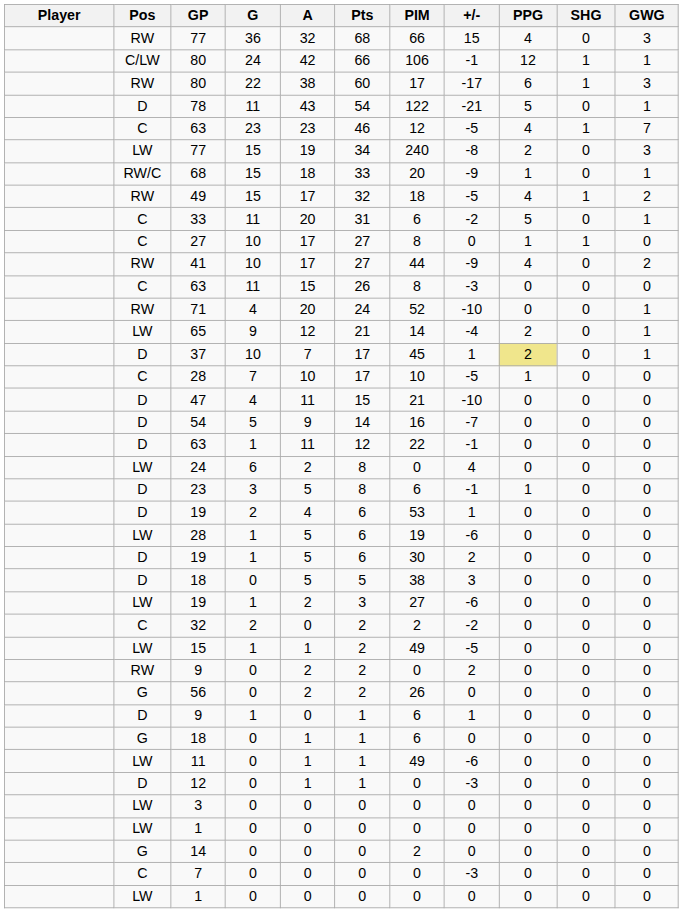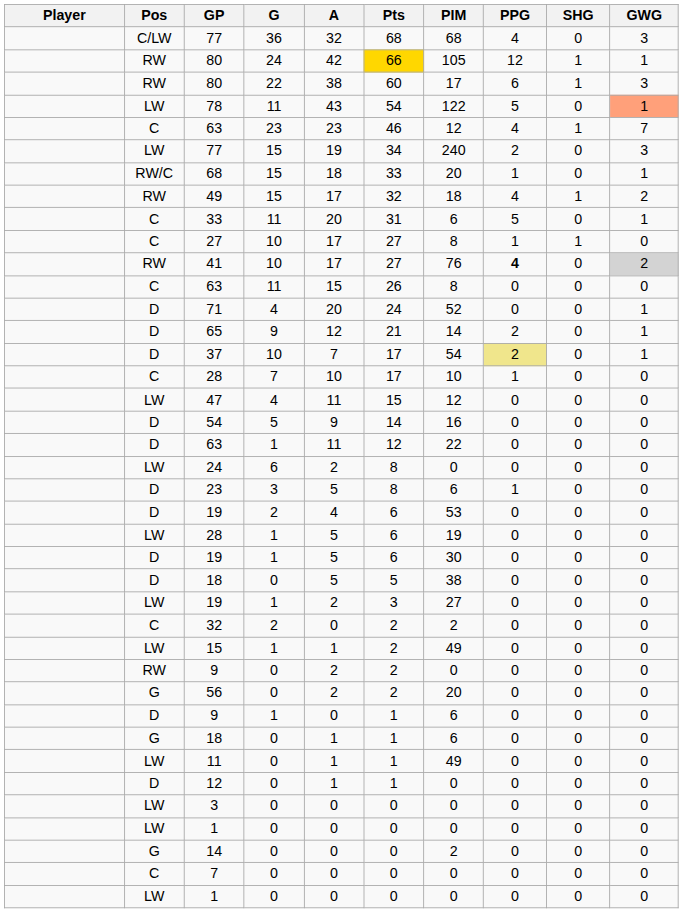- column: (472, 15)
(142, 38) RW -> (154, 38) C/LW
(417, 38) 66 -> (454, 38) 68
(142, 60) C/LW -> (154, 60) RW
(362, 60) no background -> (394, 60) gold background
(417, 60) 106 -> (454, 60) 105
(142, 106) D -> (154, 106) LW
(647, 106) no background -> (644, 106) lightsalmon background
(417, 264) 44 -> (454, 264) 76
(528, 264) normal -> (515, 264) bold
(647, 264) no background -> (644, 264) lightgrey background
(142, 309) RW -> (154, 309) D
(142, 331) LW -> (154, 331) D
(417, 354) 45 -> (454, 354) 54
(142, 399) D -> (154, 399) LW
(417, 399) 21 -> (454, 399) 12
(417, 693) 26 -> (454, 693) 20
